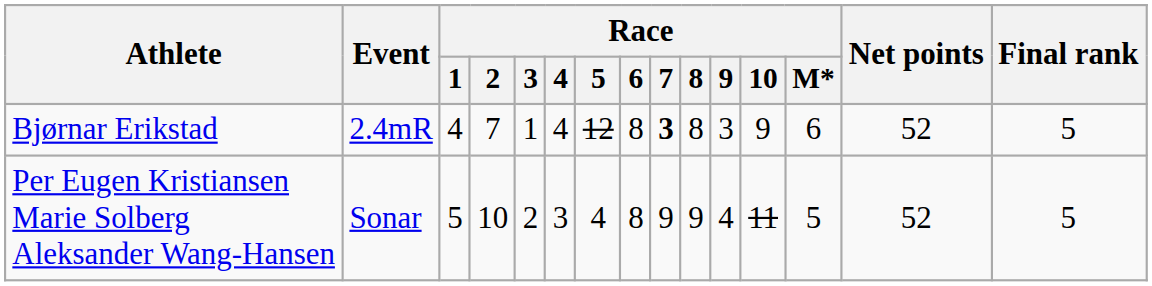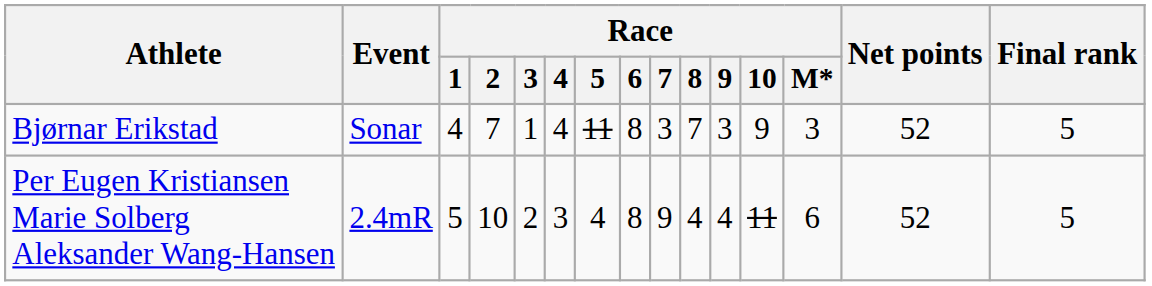(391, 129) 2.4mR -> (386, 129) Sonar
(598, 129) 12 -> (598, 129) 11
(666, 129) bold -> (665, 129) normal
(696, 129) 8 -> (695, 129) 7
(813, 129) 6 -> (812, 129) 3
(386, 217) Sonar -> (391, 217) 2.4mR
(696, 217) 9 -> (695, 217) 4
(813, 217) 5 -> (812, 217) 6
